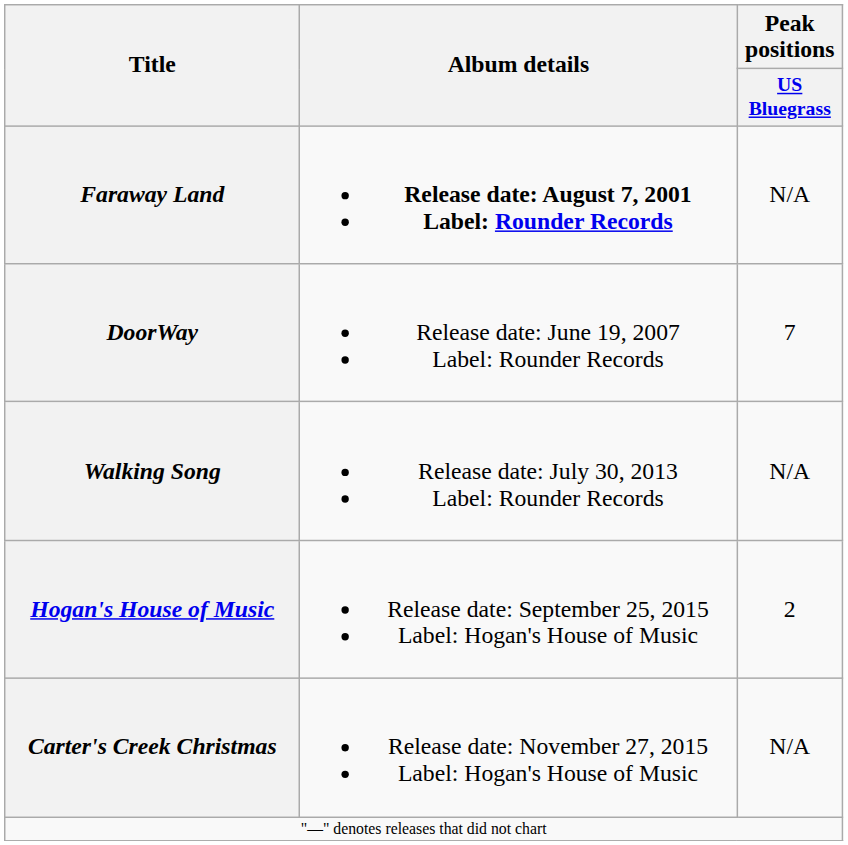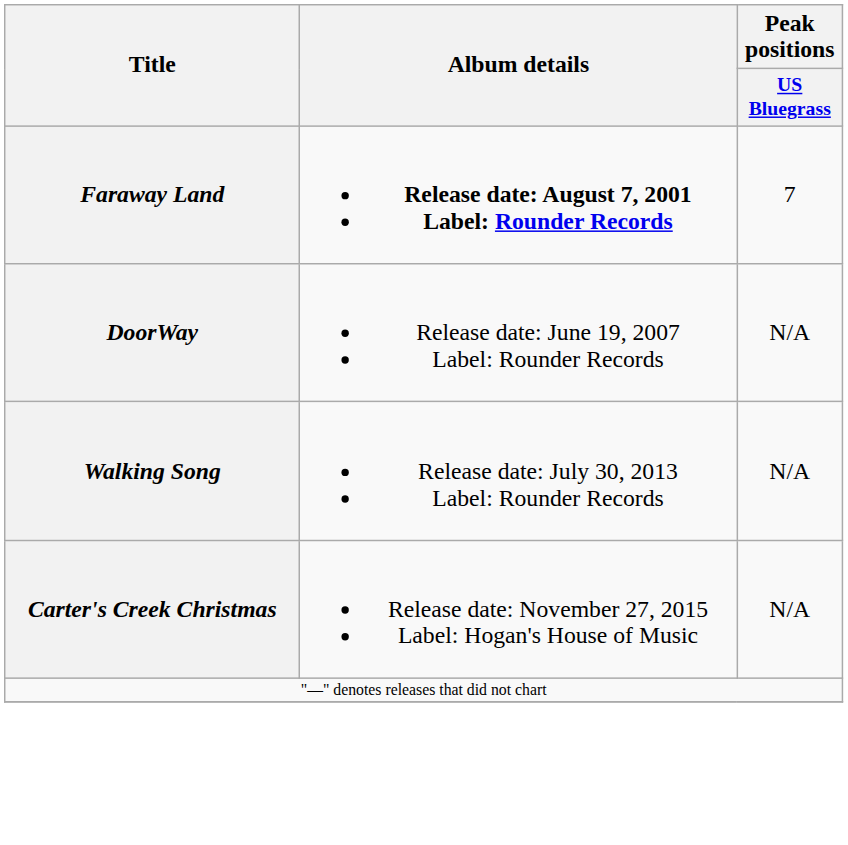(790, 194) N/A -> (790, 194) 7
(790, 332) 7 -> (790, 332) N/A
- row: (152, 609)
